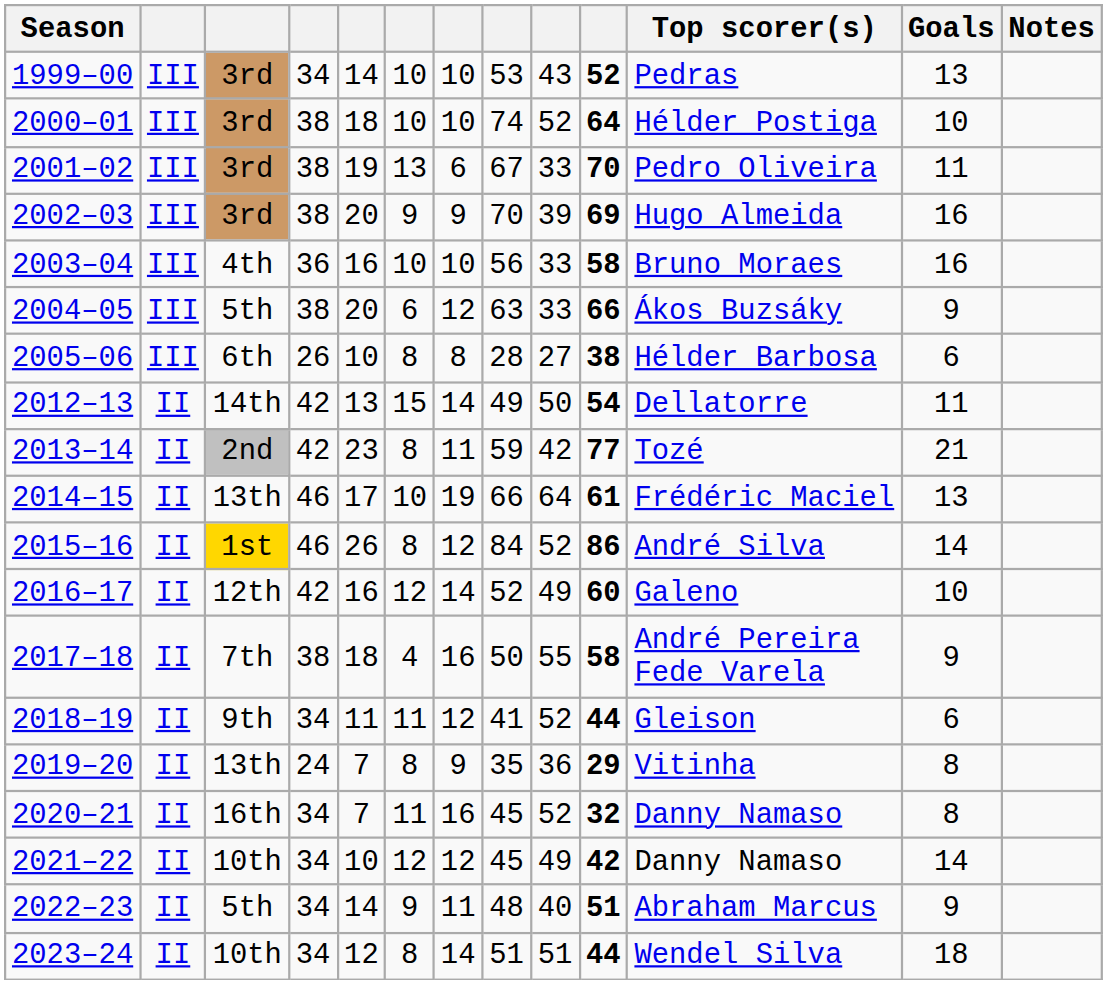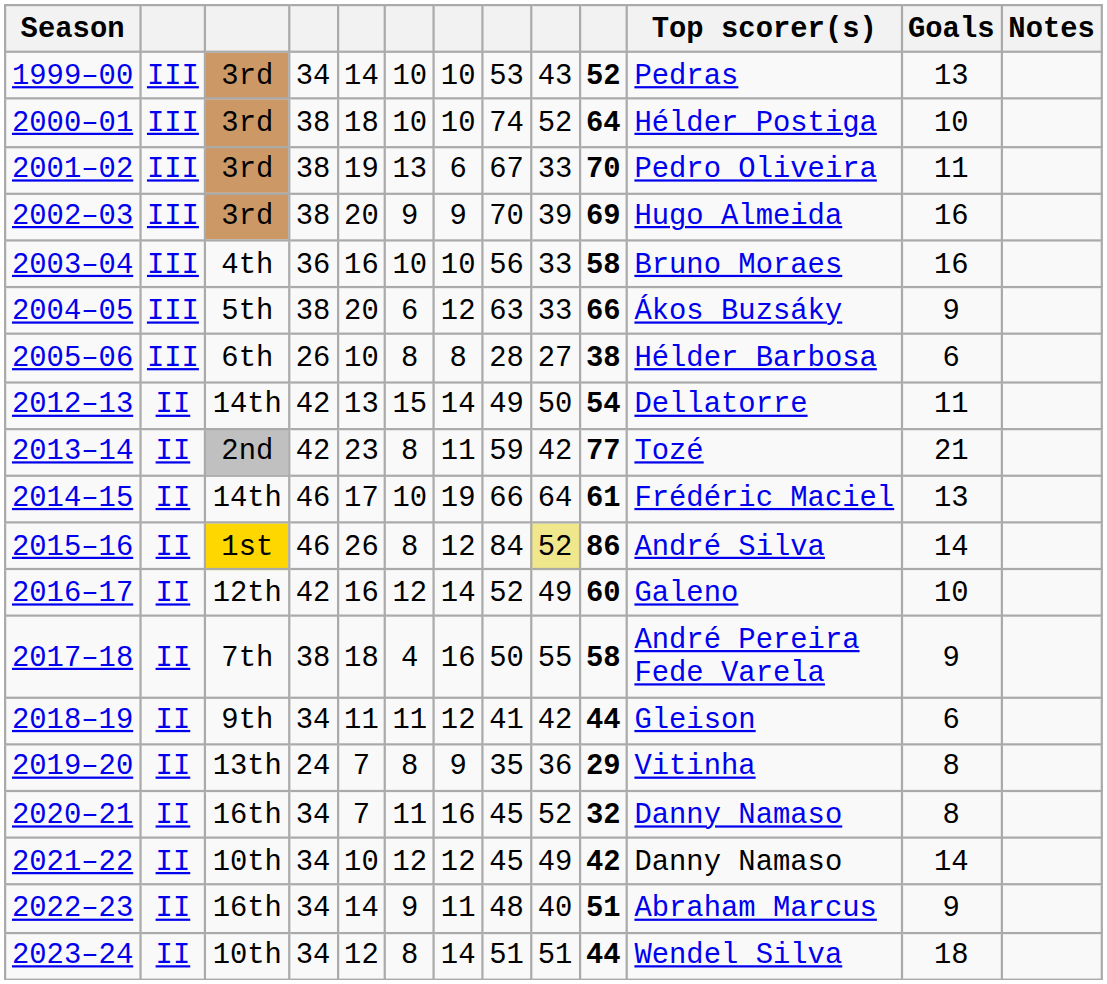(247, 499) 13th -> (247, 499) 14th
(555, 546) no background -> (555, 546) khaki background
(555, 720) 52 -> (555, 720) 42
(247, 909) 5th -> (247, 909) 16th
